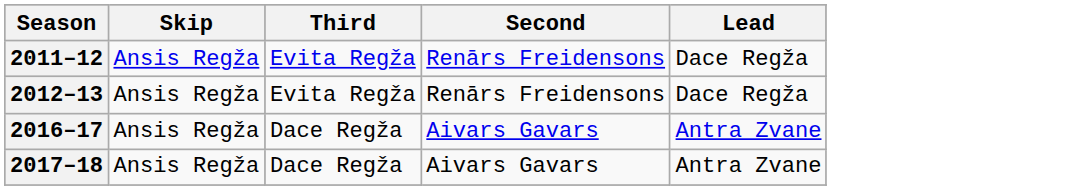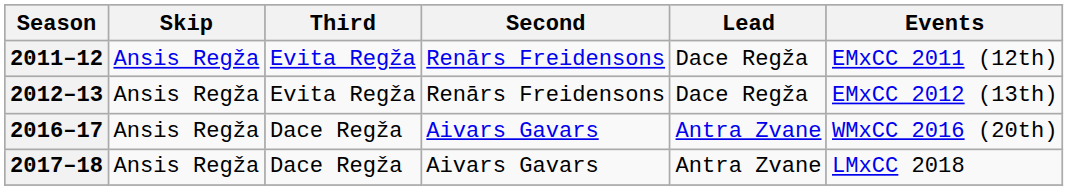+ column: (945, 23)
